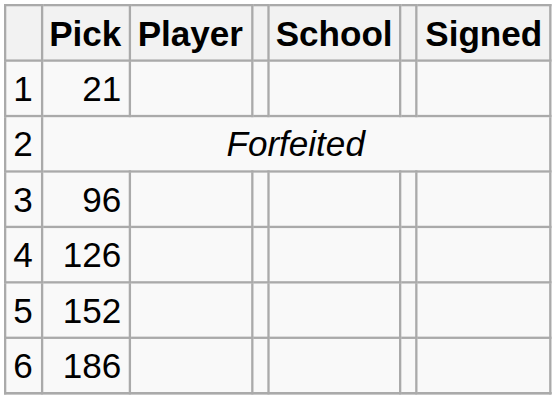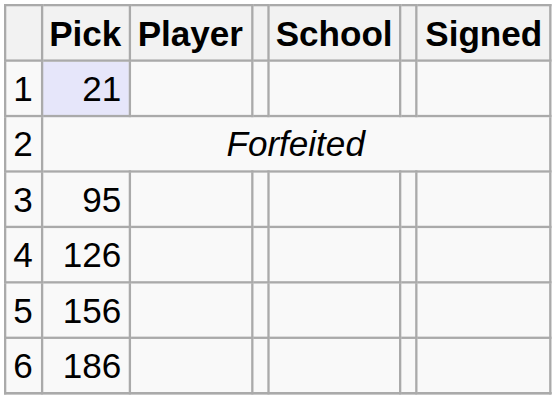(102, 89) no background -> (102, 89) lavender background
(102, 200) 96 -> (102, 200) 95
(92, 311) 152 -> (92, 311) 156
